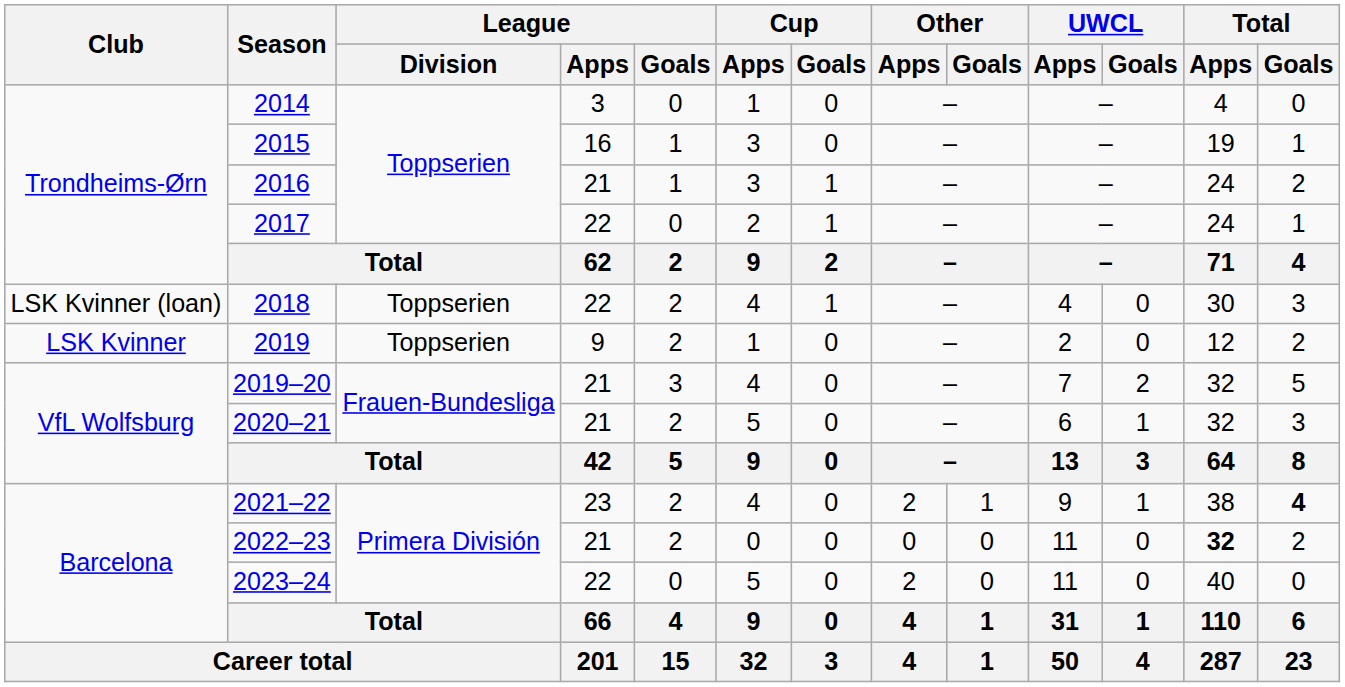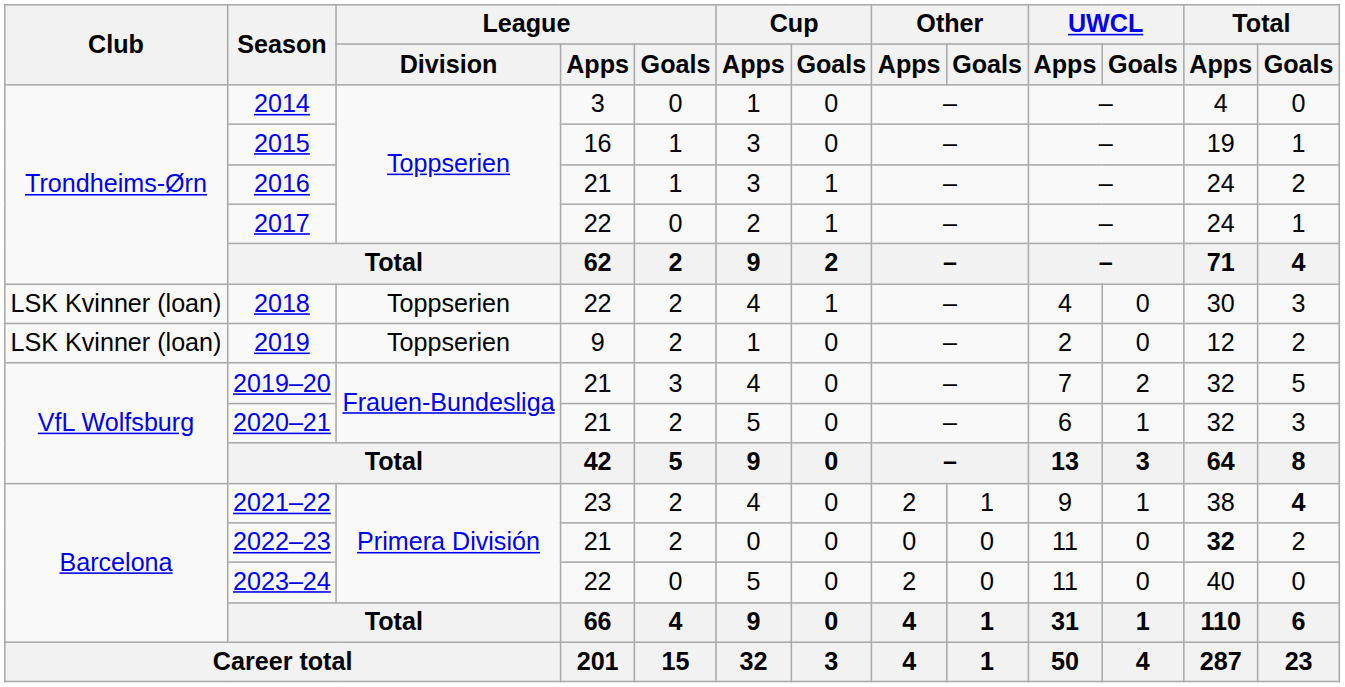(116, 343) LSK Kvinner -> (116, 343) LSK Kvinner (loan)
